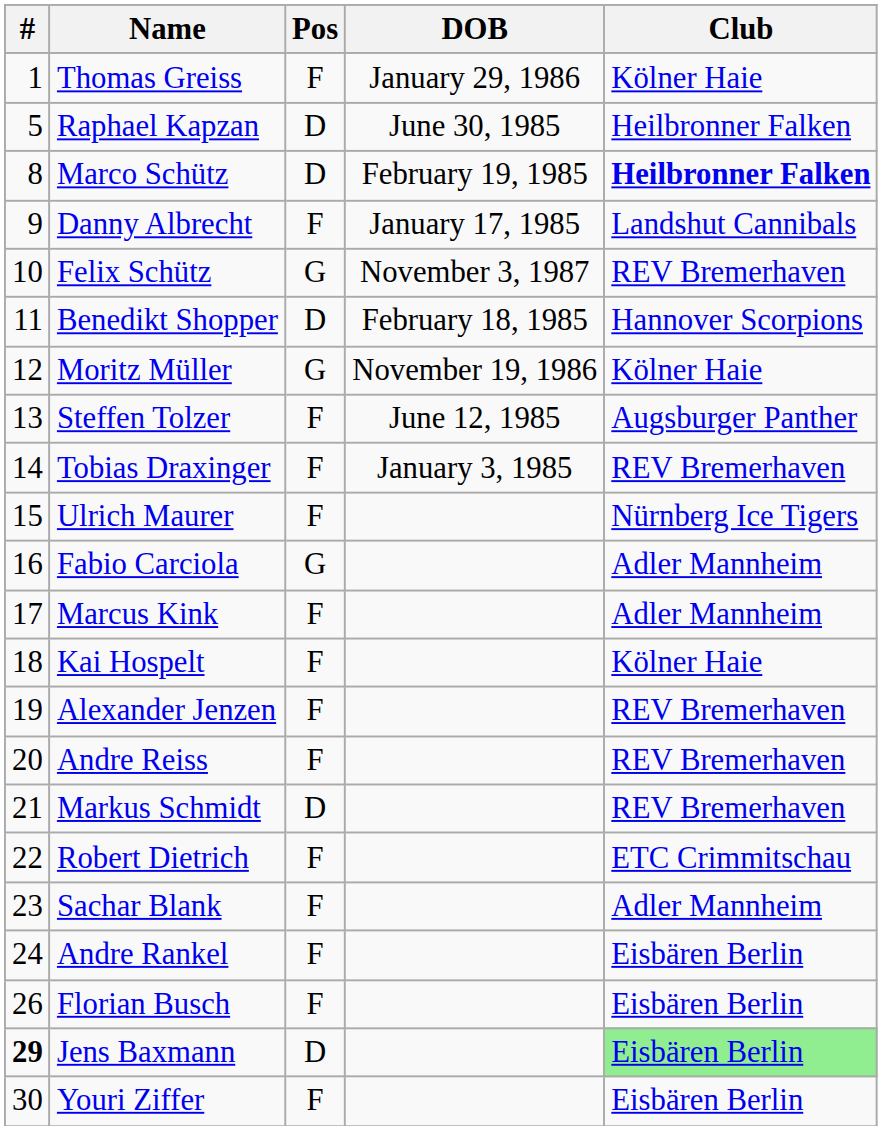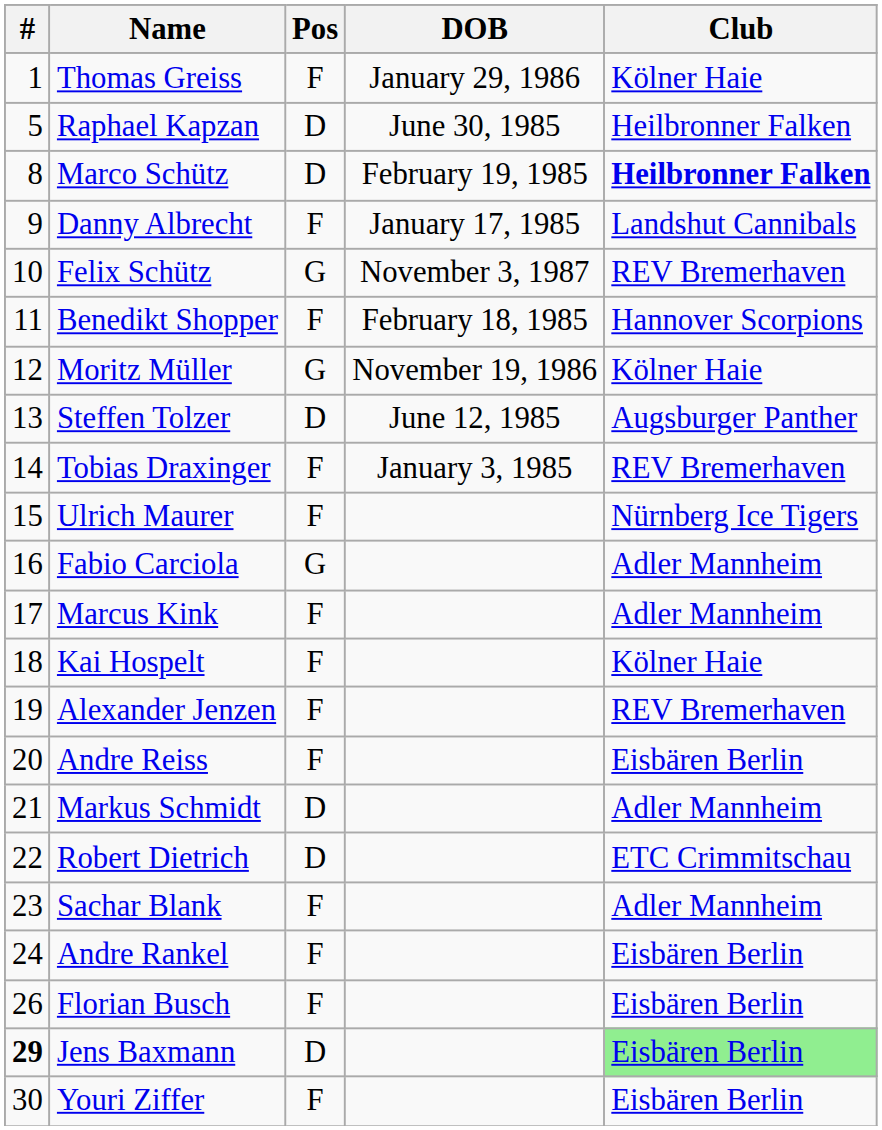(315, 321) D -> (315, 321) F
(315, 418) F -> (315, 418) D
(728, 759) REV Bremerhaven -> (707, 759) Eisbären Berlin
(728, 808) REV Bremerhaven -> (717, 808) Adler Mannheim
(315, 857) F -> (315, 857) D
